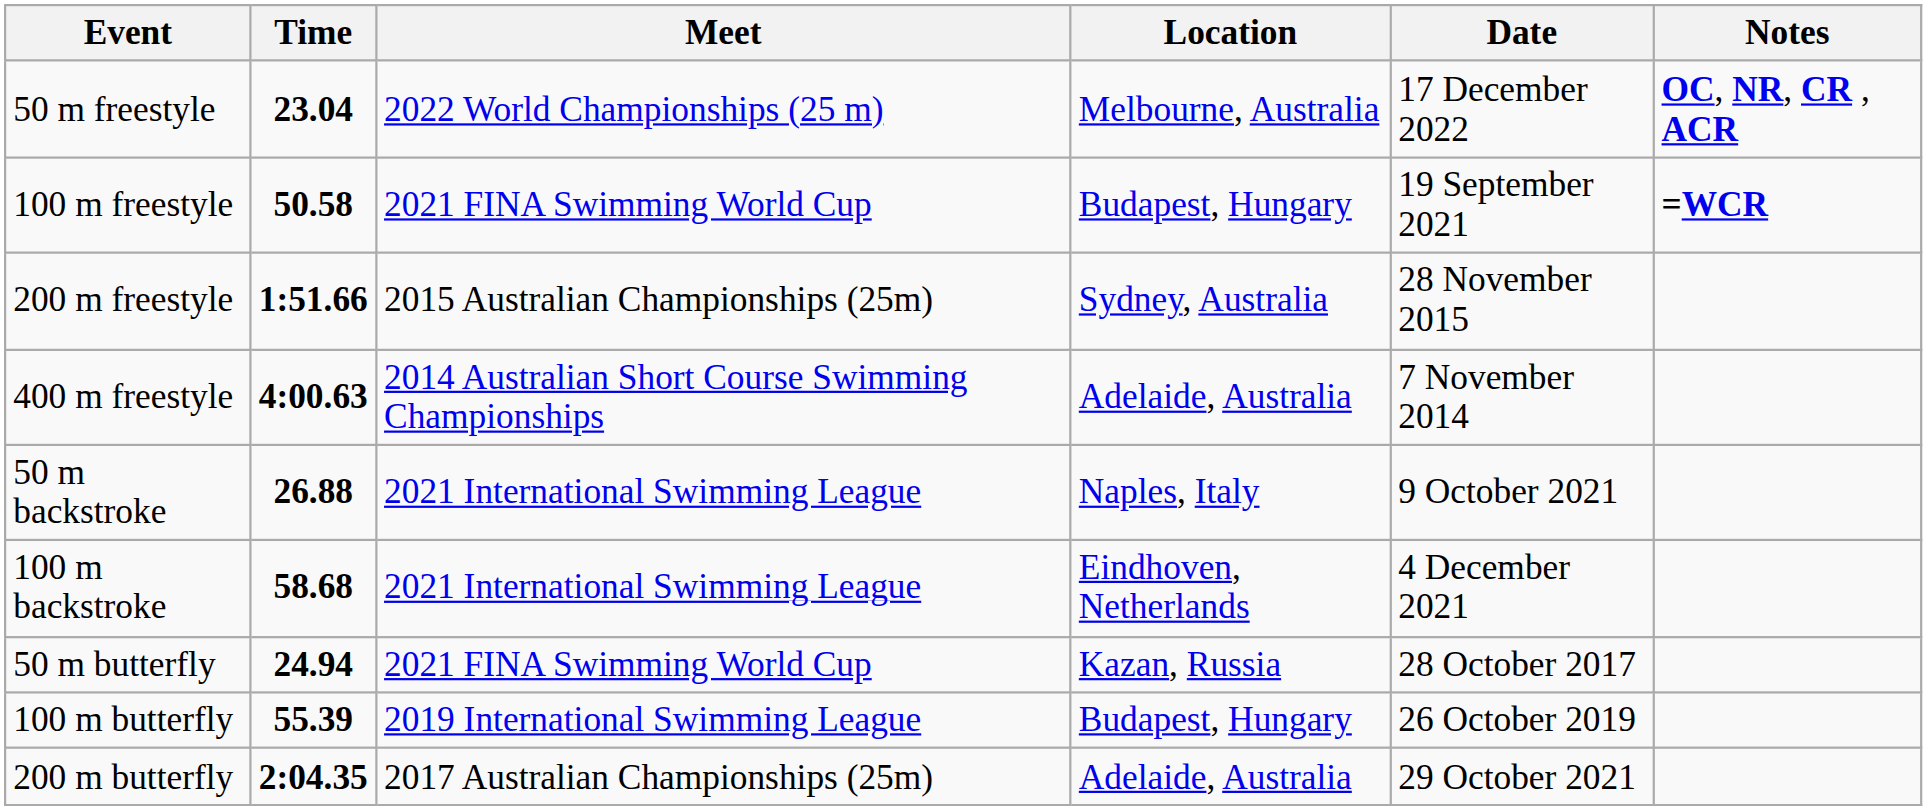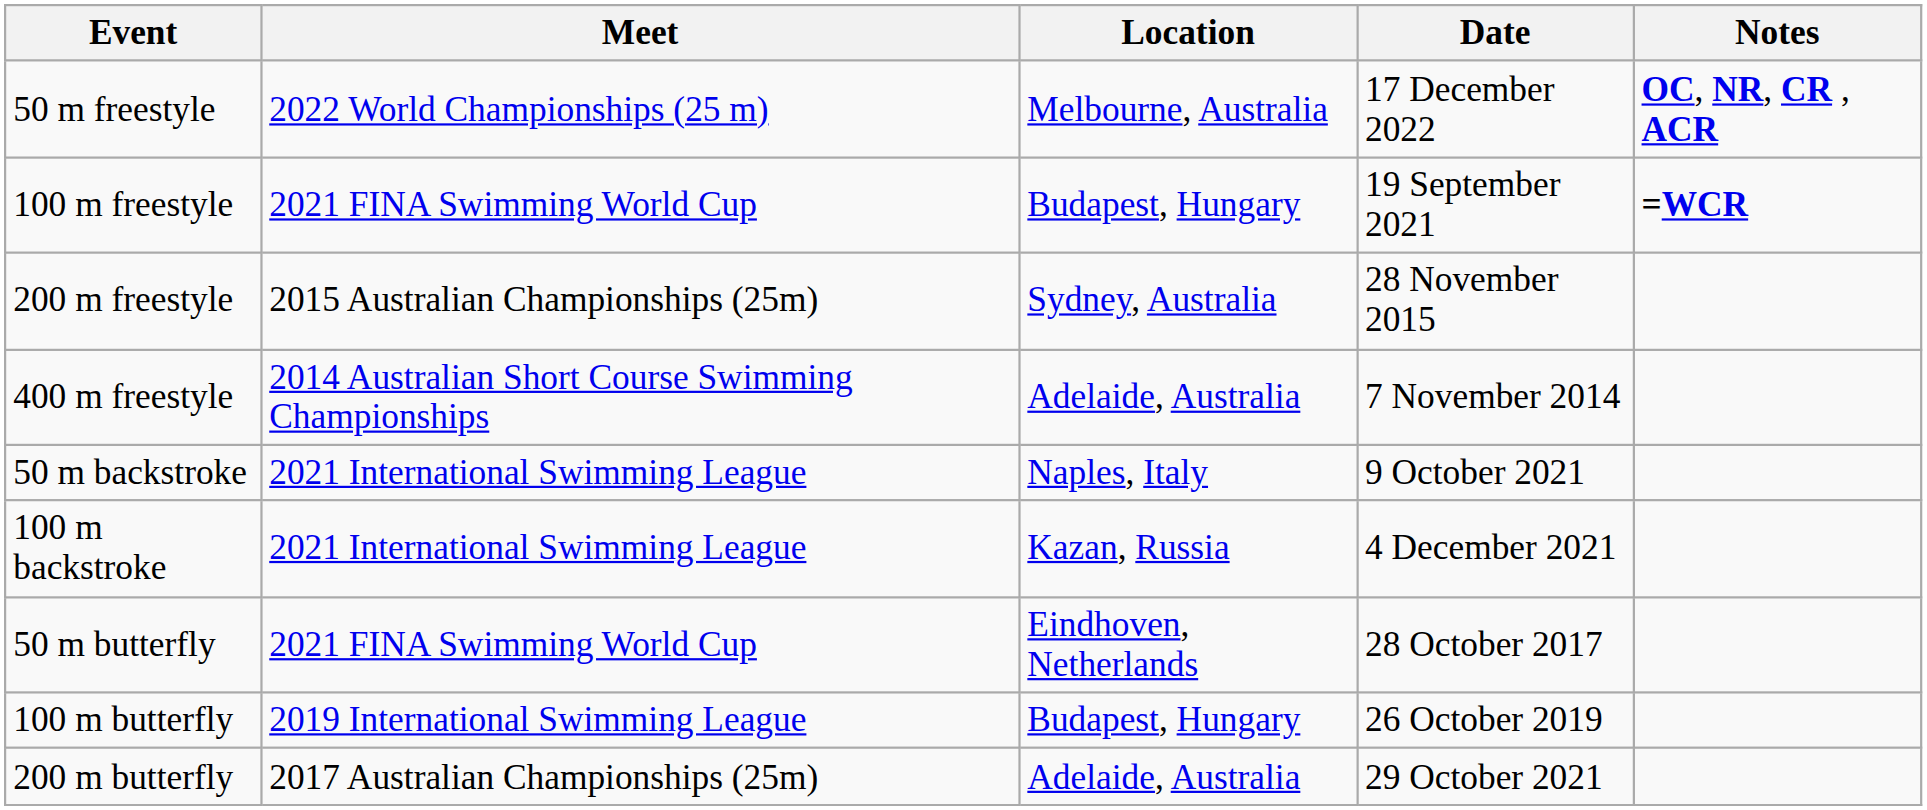- column: (313, 32)
(1164, 587) Eindhoven, Netherlands -> (1128, 548) Kazan, Russia
(1180, 663) Kazan, Russia -> (1113, 643) Eindhoven, Netherlands
